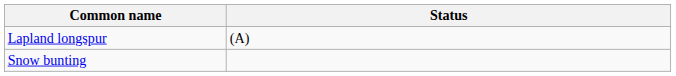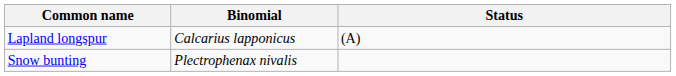+ column: (254, 15)
